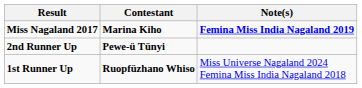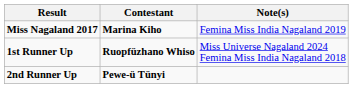(277, 29) bold -> (273, 29) normal
rows swapped: (40, 69) <-> (42, 46)
